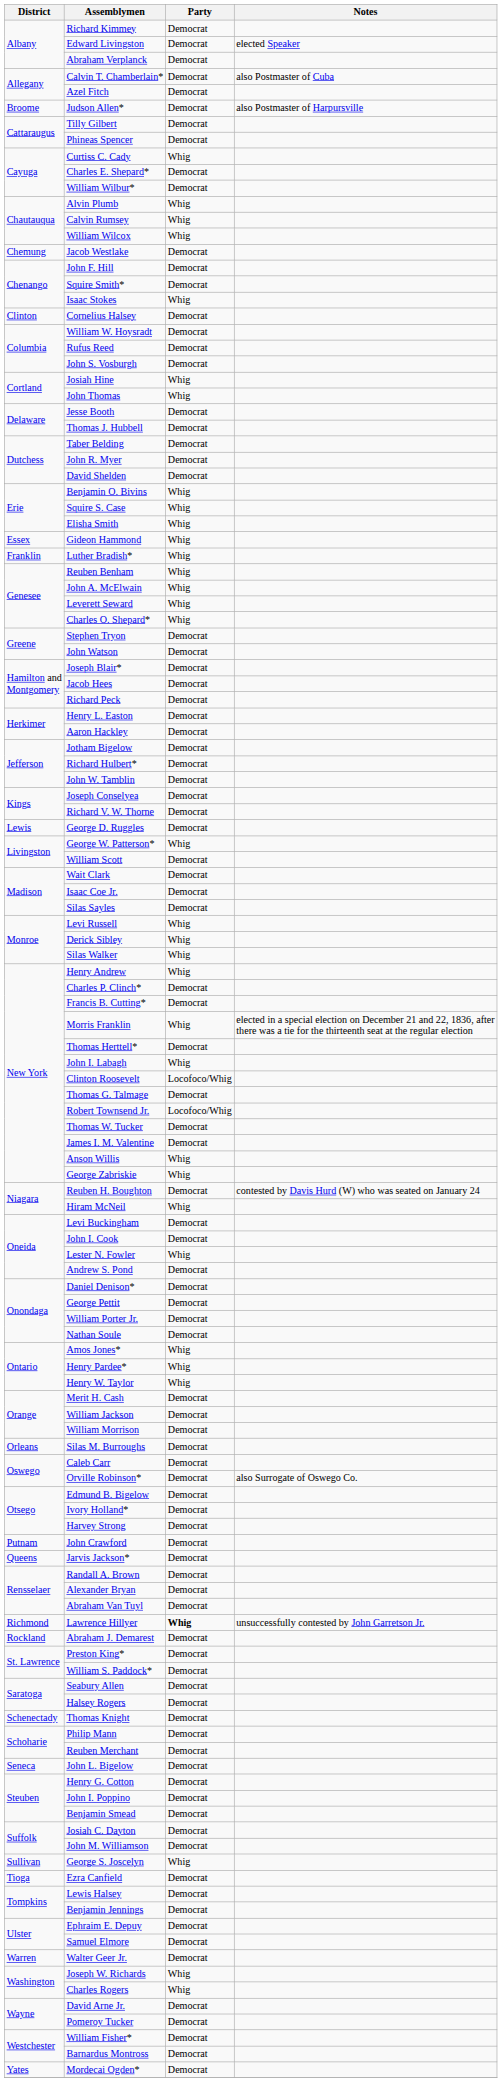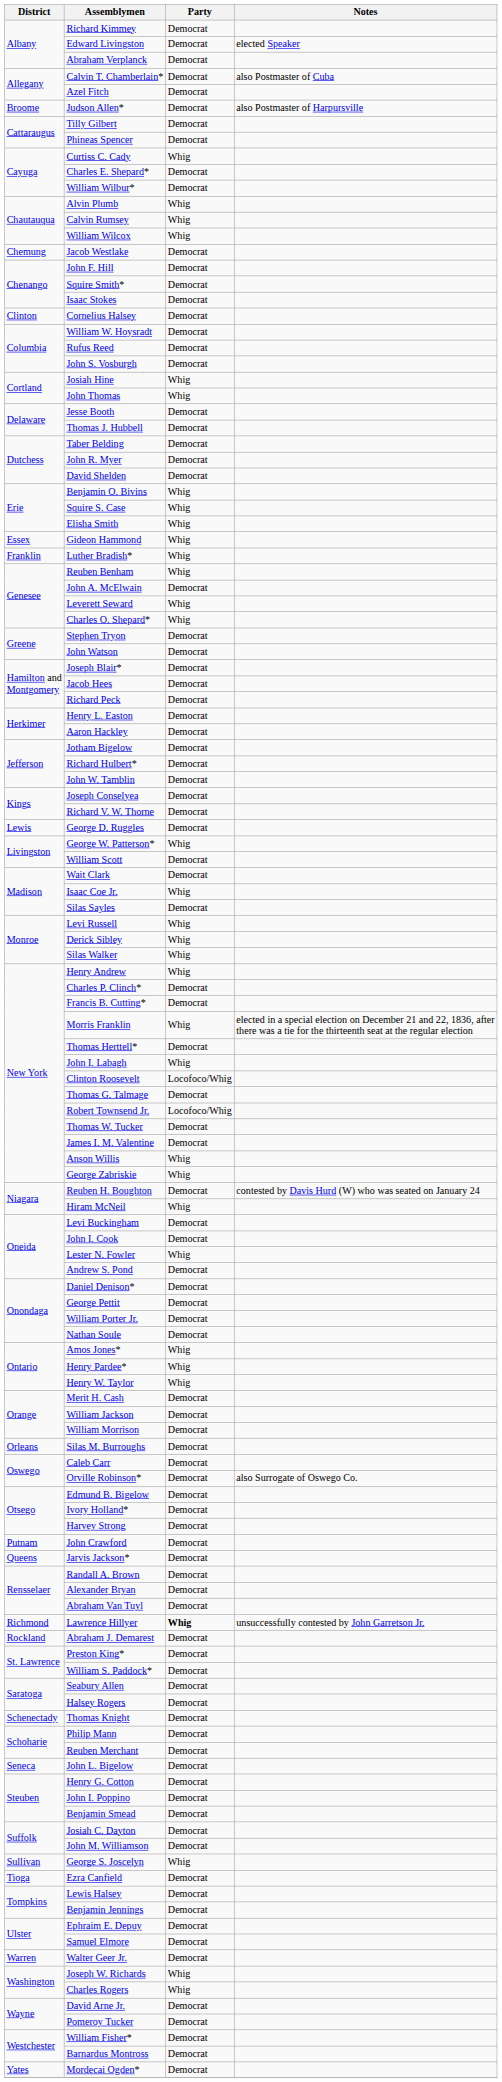(179, 300) Whig -> (188, 300) Democrat
(179, 587) Whig -> (188, 587) Democrat
(188, 891) Democrat -> (179, 891) Whig
